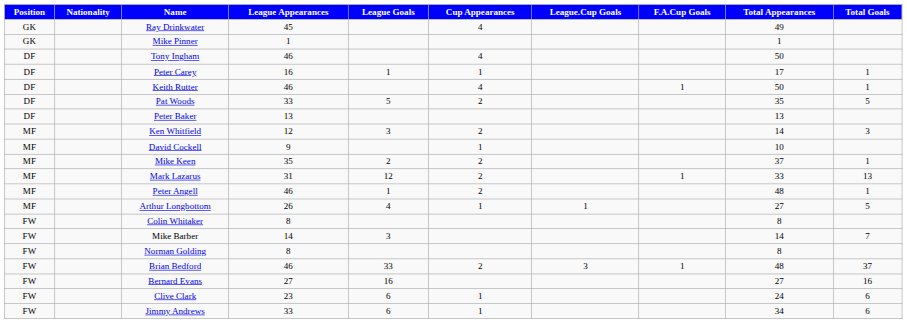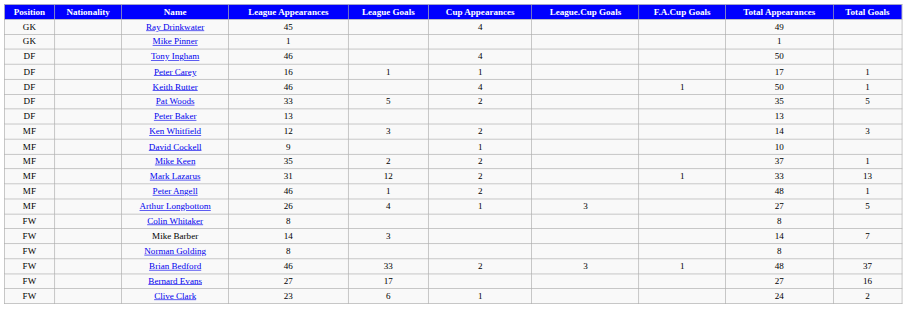(585, 206) 1 -> (585, 206) 3
(388, 281) 16 -> (388, 281) 17
(867, 296) 6 -> (867, 296) 2
- row: (175, 311)
